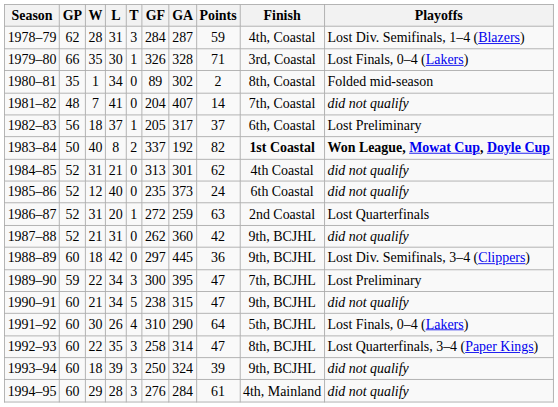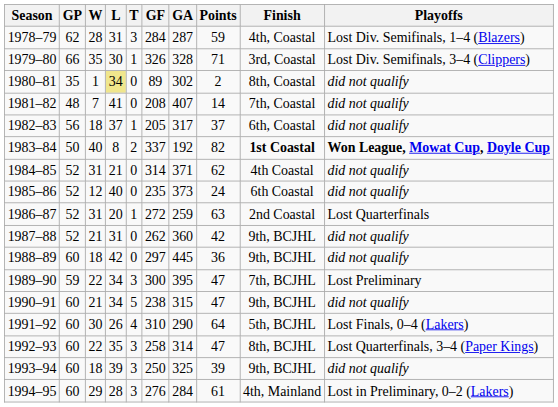(398, 59) Lost Finals, 0–4 (Lakers) -> (429, 59) Lost Div. Semifinals, 3–4 (Clippers)
(116, 81) no background -> (116, 81) khaki background
(380, 81) Folded mid-season -> (368, 81) did not qualify
(155, 103) 204 -> (155, 103) 208
(375, 125) Lost Preliminary -> (368, 125) did not qualify
(155, 170) 313 -> (155, 170) 314
(183, 170) 301 -> (183, 170) 371
(429, 258) Lost Div. Semifinals, 3–4 (Clippers) -> (368, 258) did not qualify
(183, 368) 324 -> (183, 368) 325
(368, 390) did not qualify -> (420, 390) Lost in Preliminary, 0–2 (Lakers)
